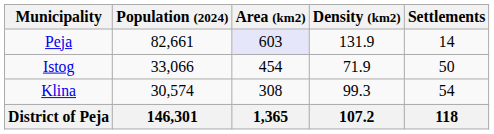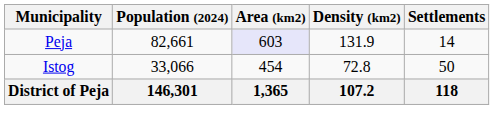(357, 66) 71.9 -> (357, 66) 72.8
- row: (59, 91)
